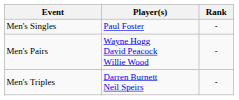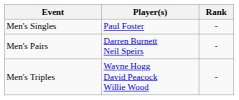(130, 52) Wayne Hogg David Peacock Willie Wood -> (130, 46) Darren Burnett Neil Speirs
(130, 82) Darren Burnett Neil Speirs -> (130, 77) Wayne Hogg David Peacock Willie Wood
